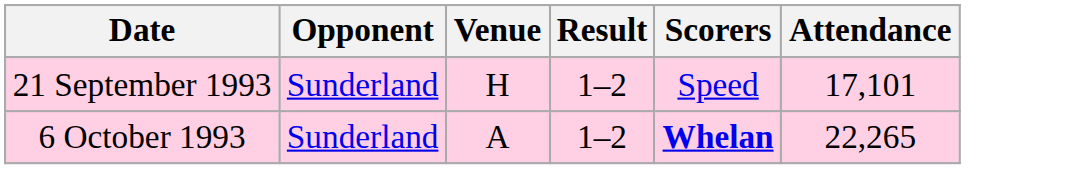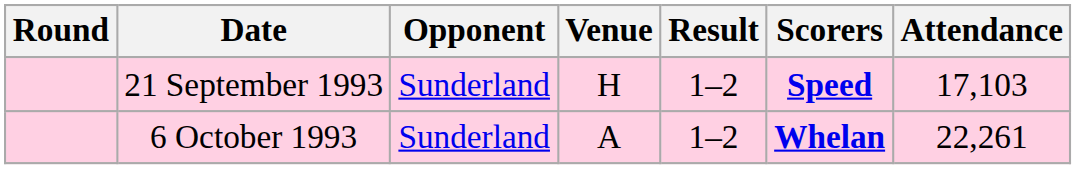+ column: (61, 30)
(718, 83) normal -> (830, 83) bold
(870, 83) 17,101 -> (982, 83) 17,103
(870, 136) 22,265 -> (982, 136) 22,261
